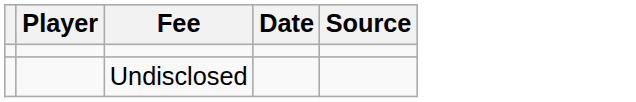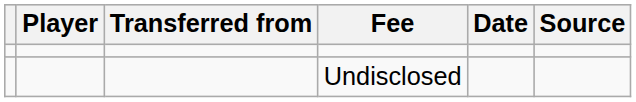+ column: (211, 24)
